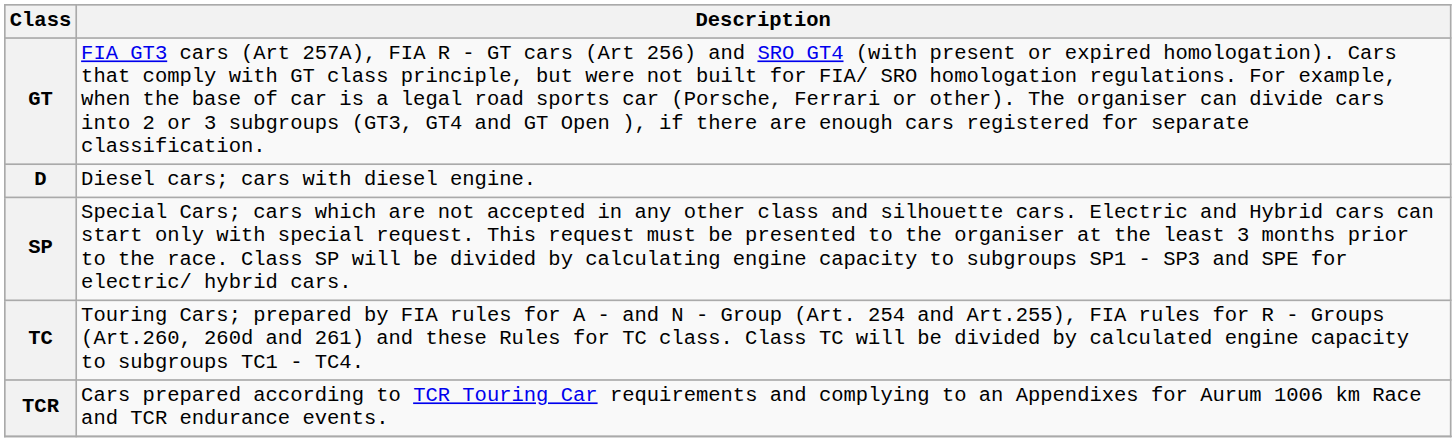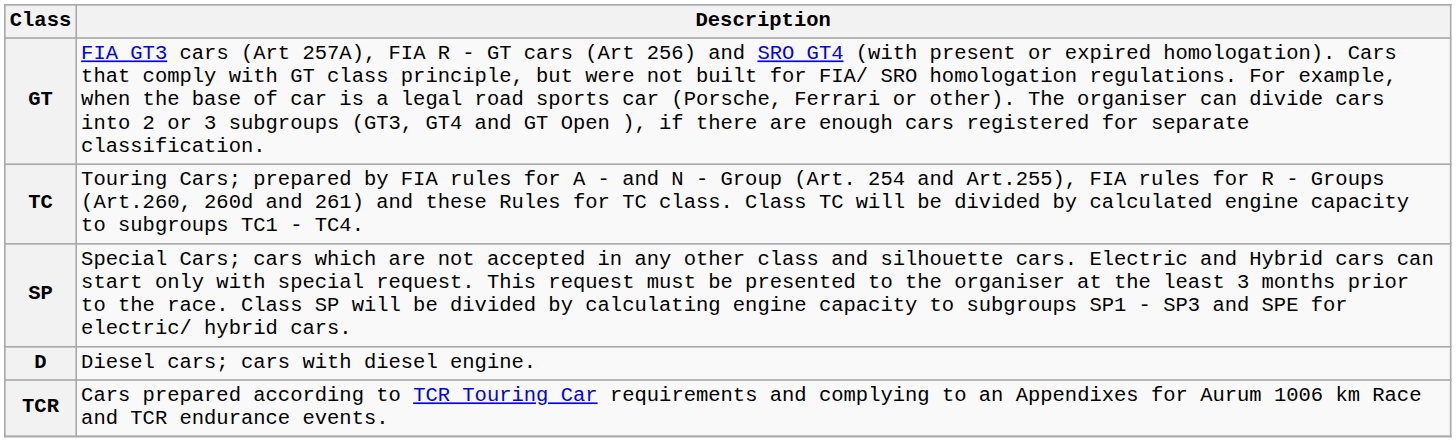rows swapped: (41, 340) <-> (41, 181)
